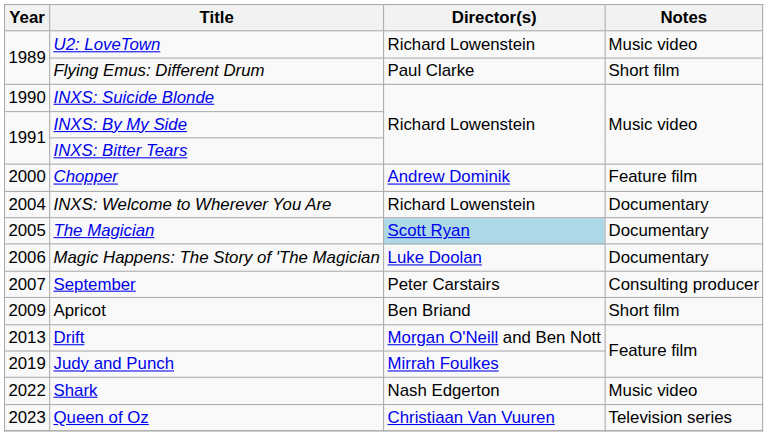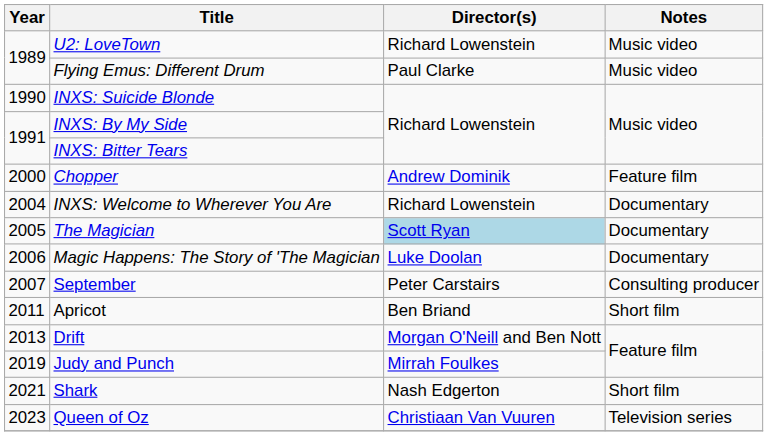(644, 71) Short film -> (653, 71) Music video
(27, 310) 2009 -> (26, 310) 2011
(27, 390) 2022 -> (27, 390) 2021
(653, 390) Music video -> (644, 390) Short film
